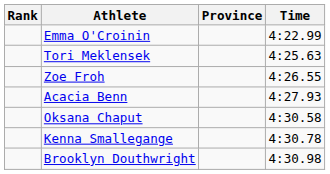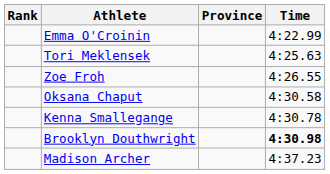- row: (86, 97)
(295, 159) normal -> (295, 138) bold
+ row: (97, 159)
